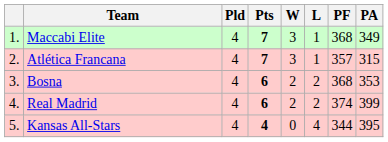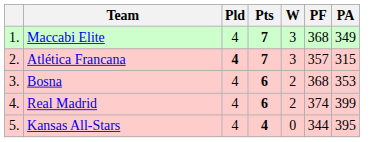- column: (316, 15)
(235, 59) normal -> (235, 59) bold
